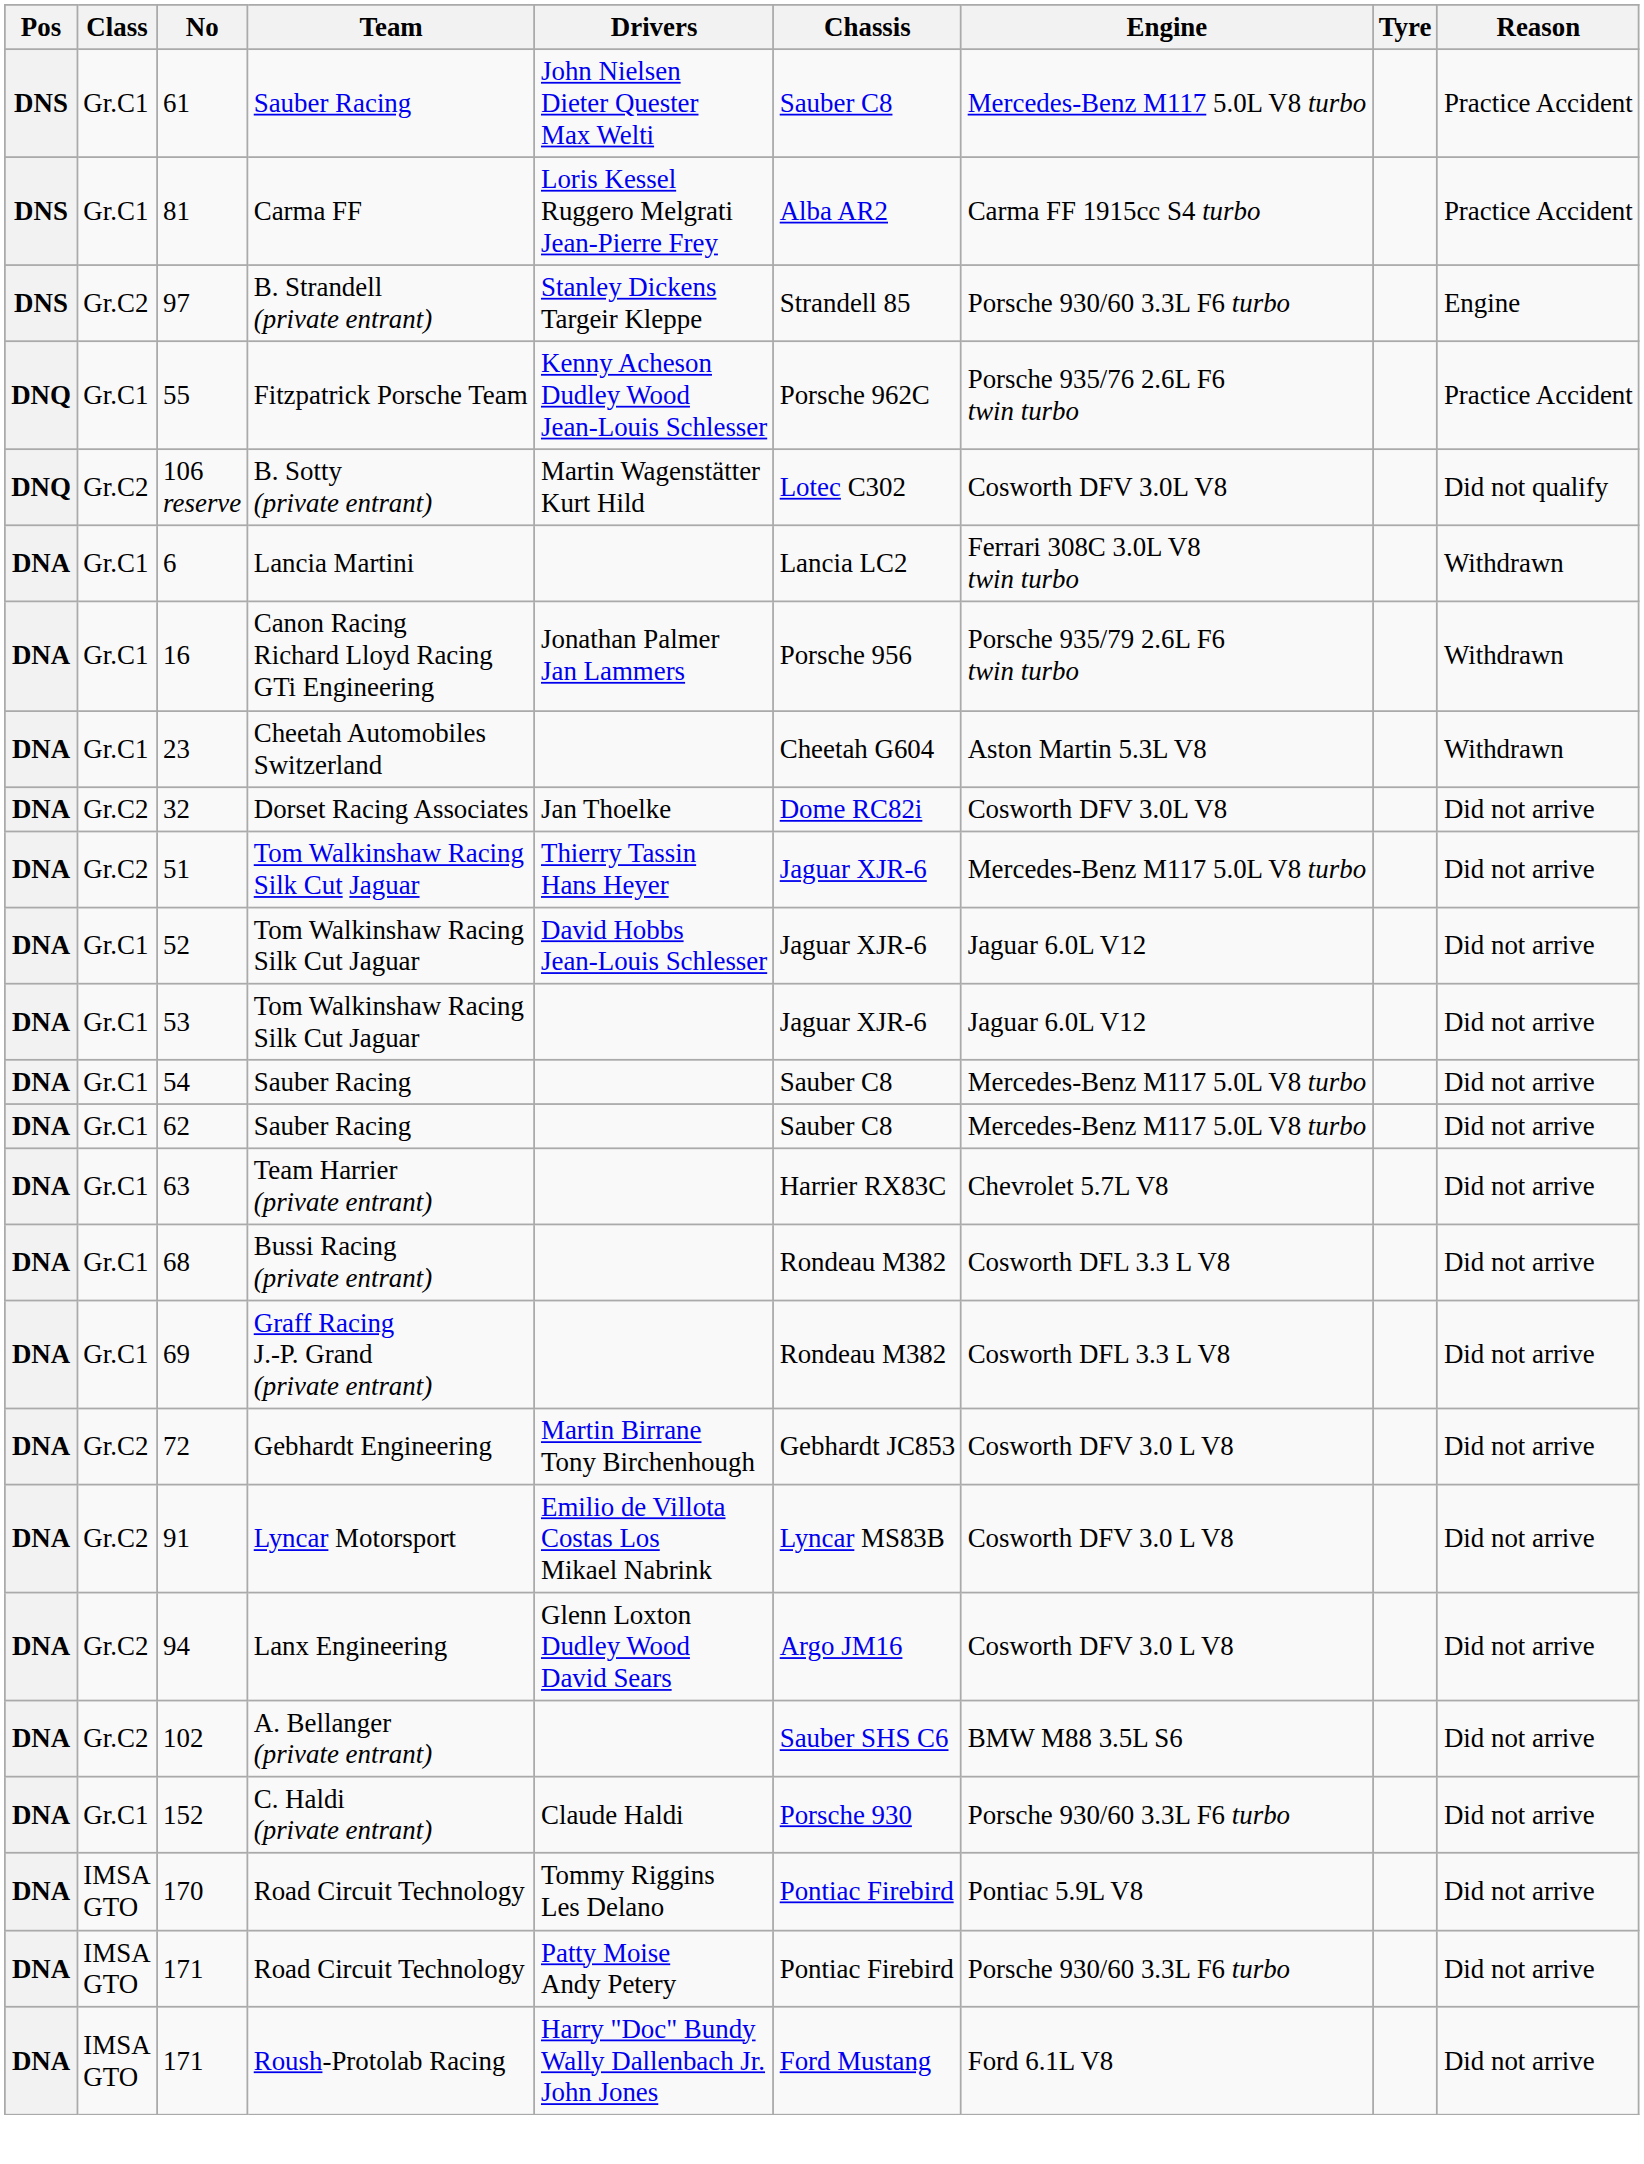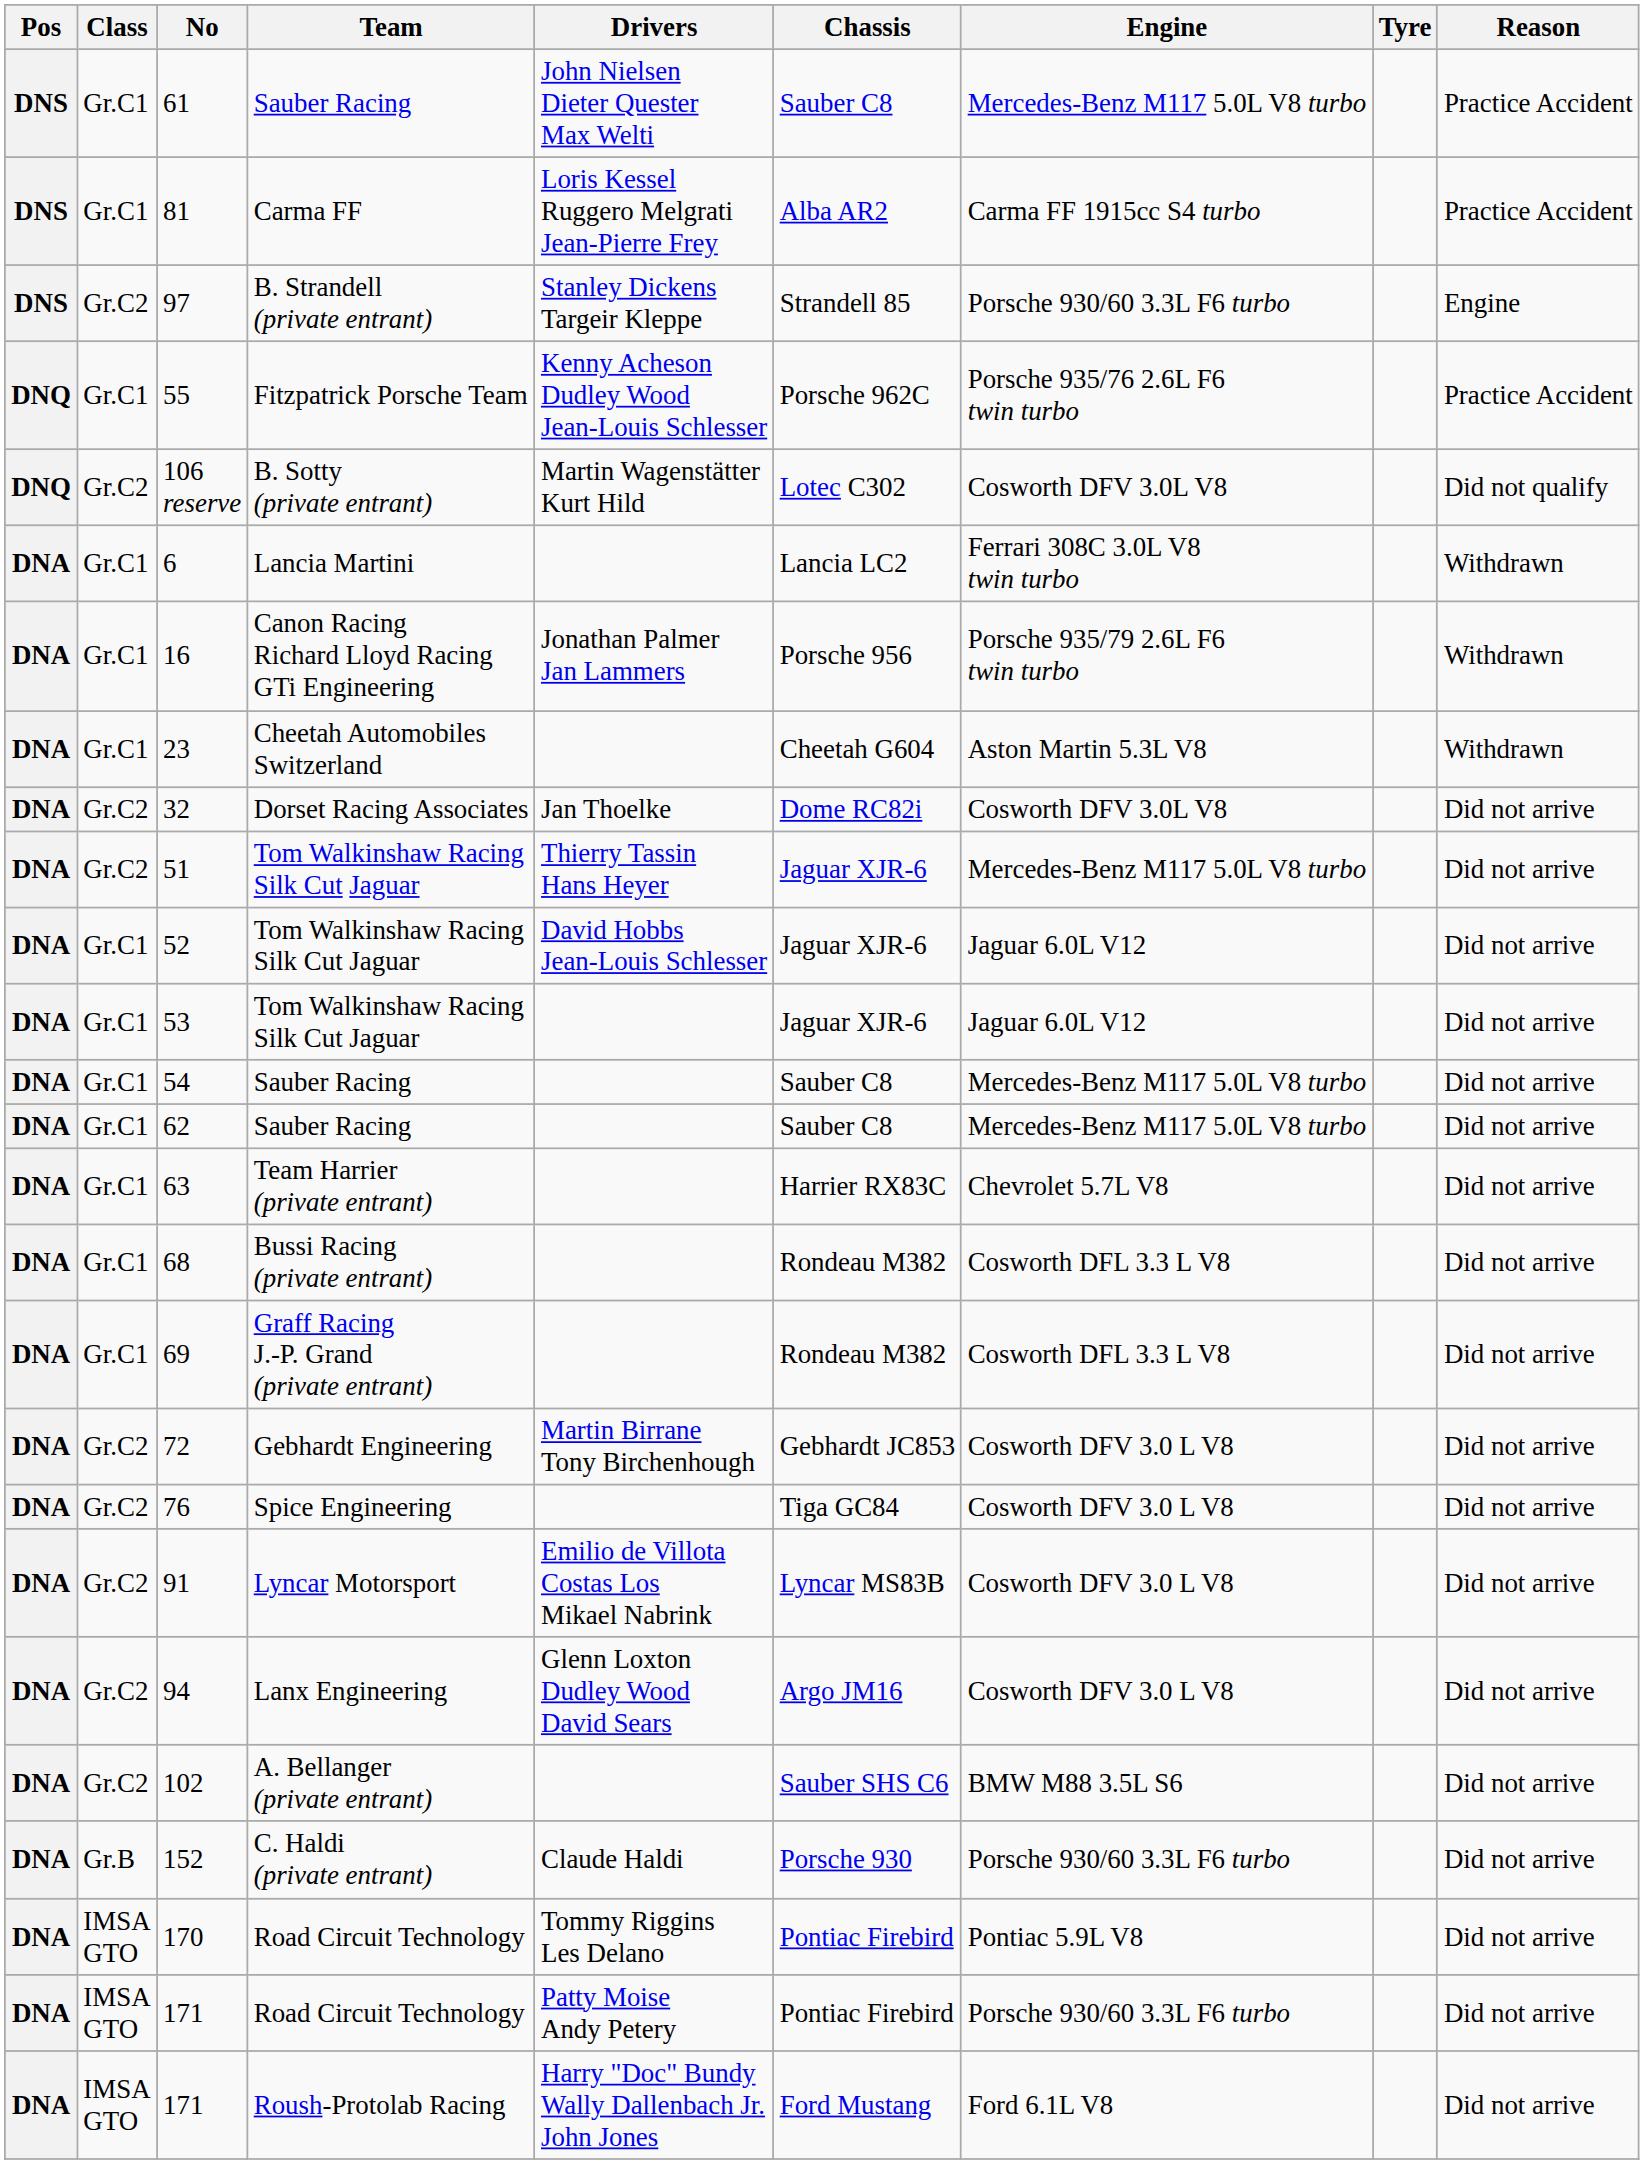+ row: (177, 1506)
(116, 1815) Gr.C1 -> (109, 1859) Gr.B
